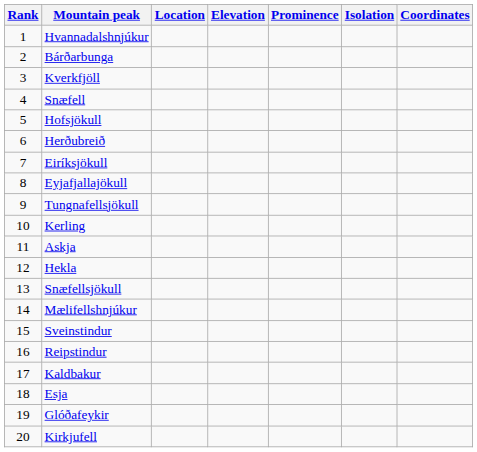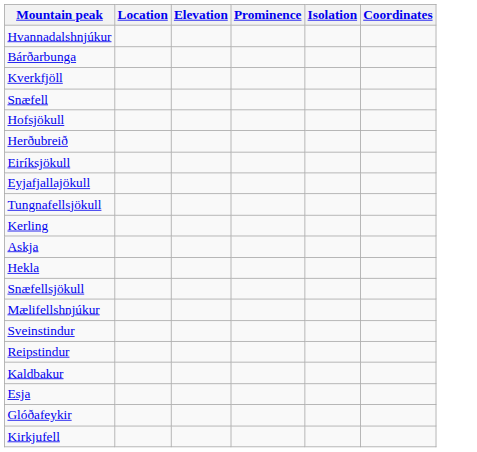- column: (23, 15)
